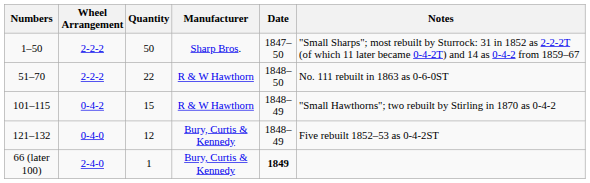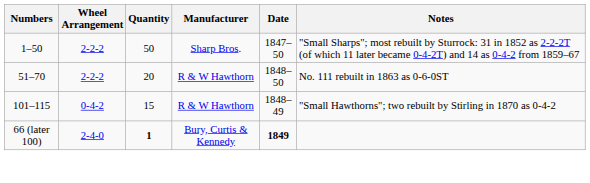(149, 77) 22 -> (149, 77) 20
- row: (32, 135)
(149, 164) normal -> (149, 135) bold
